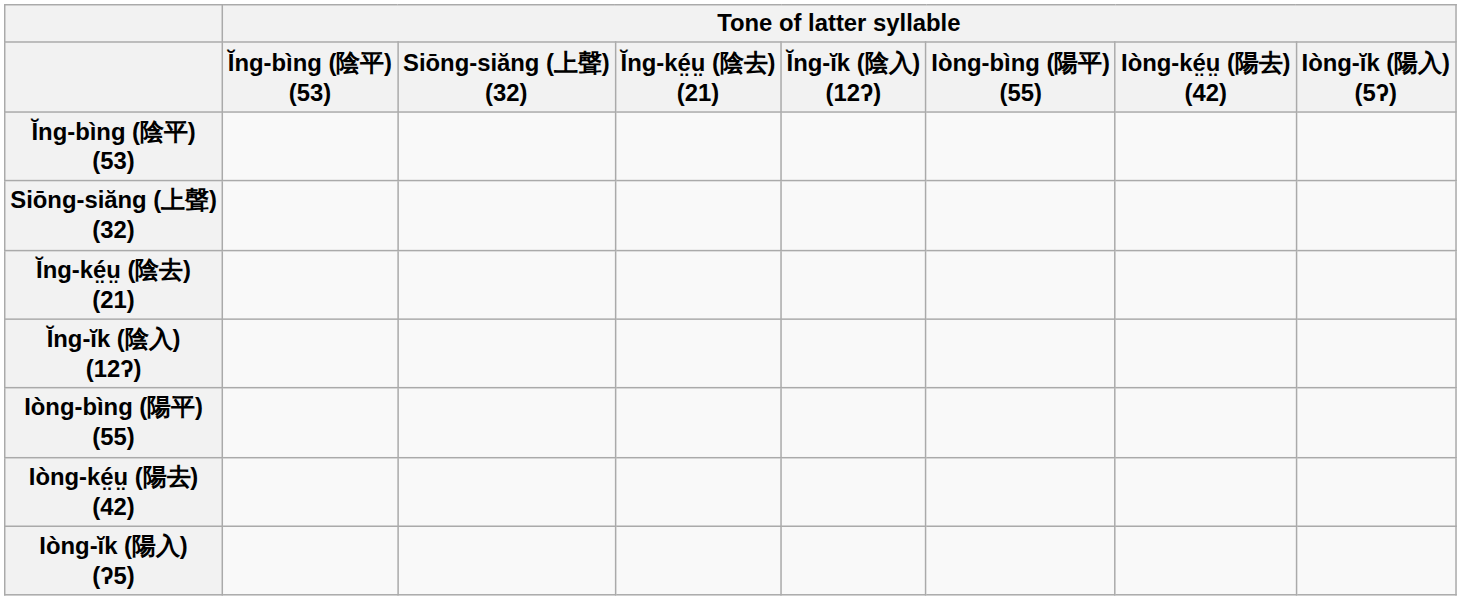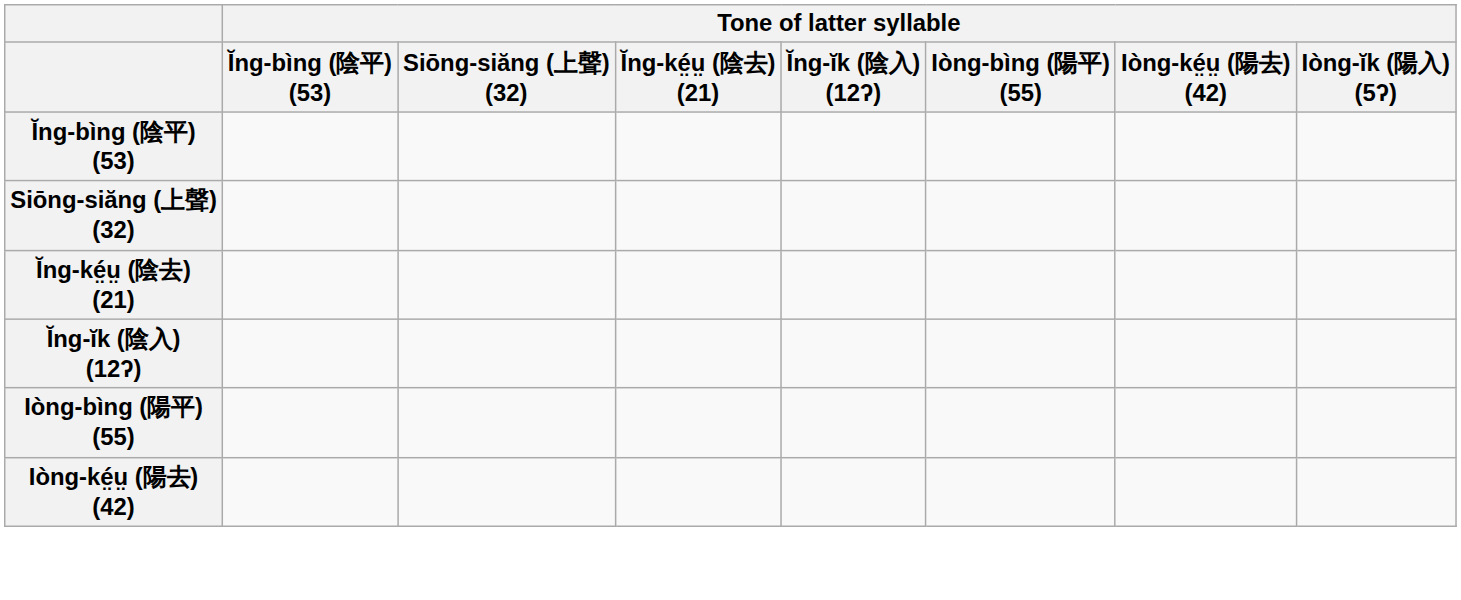- row: (114, 561)
